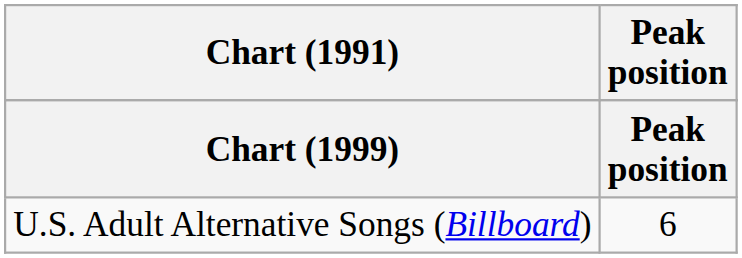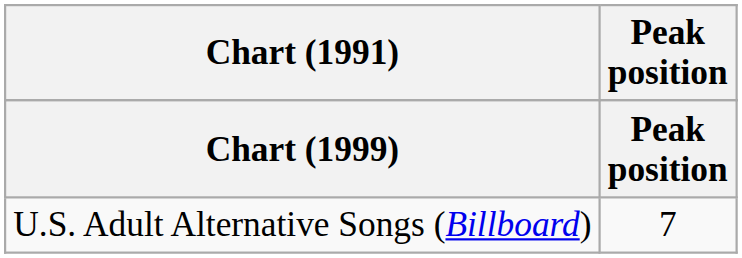(668, 224) 6 -> (668, 224) 7
